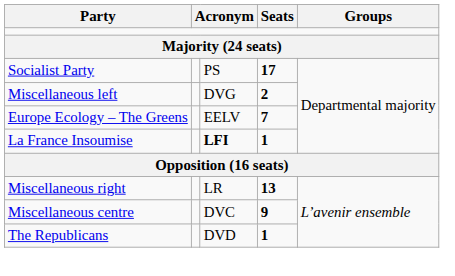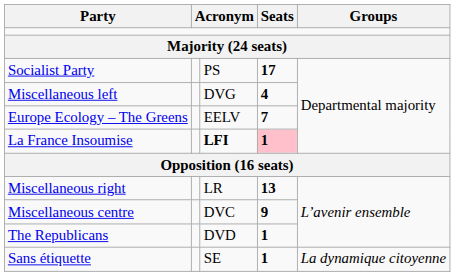(264, 93) 2 -> (264, 93) 4
(264, 141) no background -> (264, 141) pink background
+ row: (49, 259)
